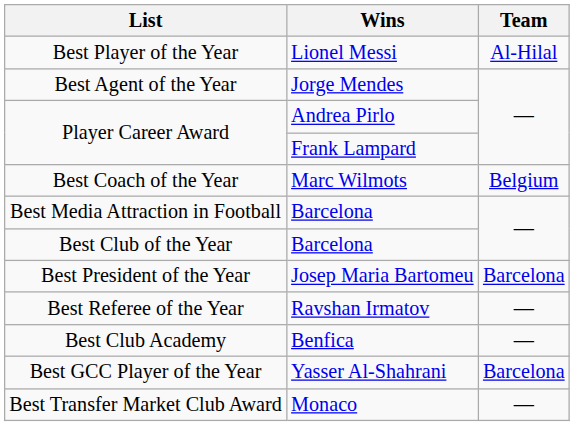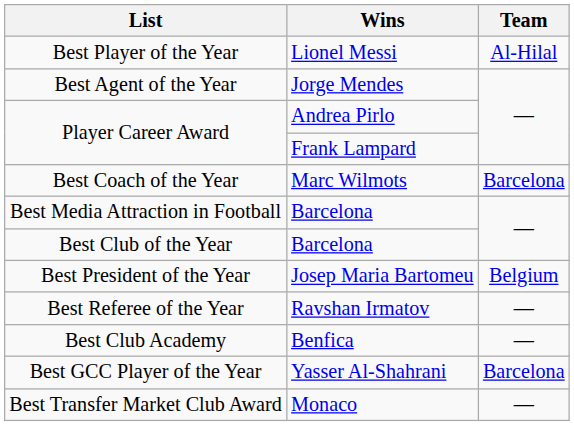(524, 180) Belgium -> (524, 180) Barcelona
(524, 276) Barcelona -> (524, 276) Belgium
